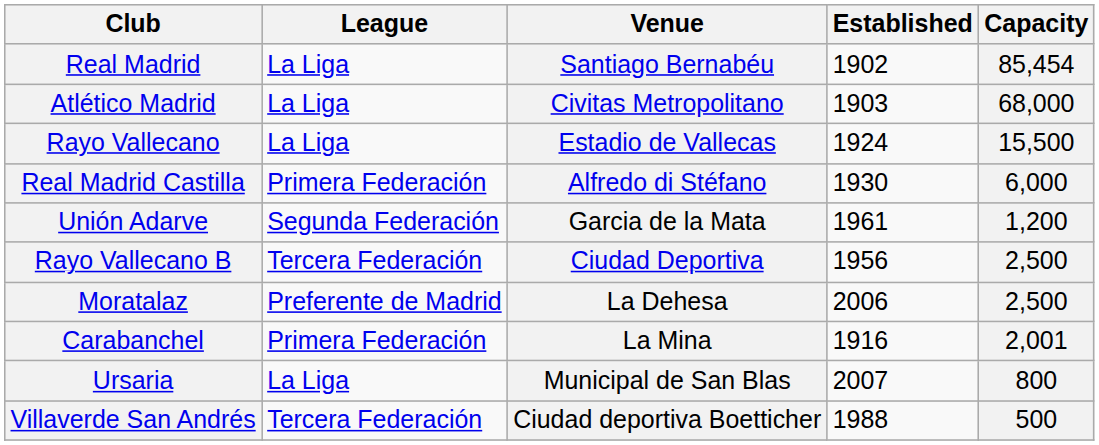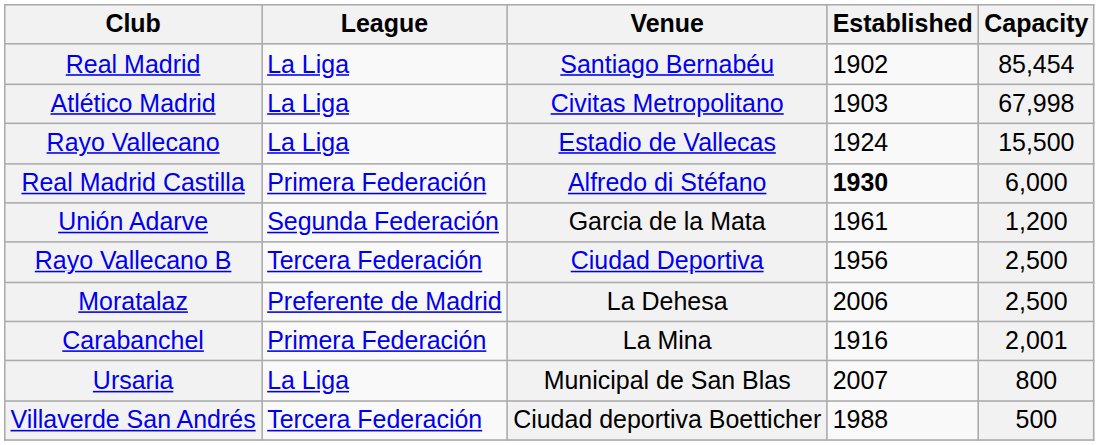(1036, 103) 68,000 -> (1036, 103) 67,998
(860, 182) normal -> (860, 182) bold
